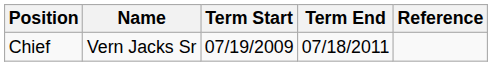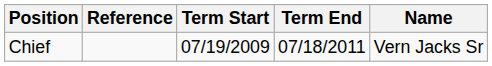columns swapped: (142, 18) <-> (440, 18)
